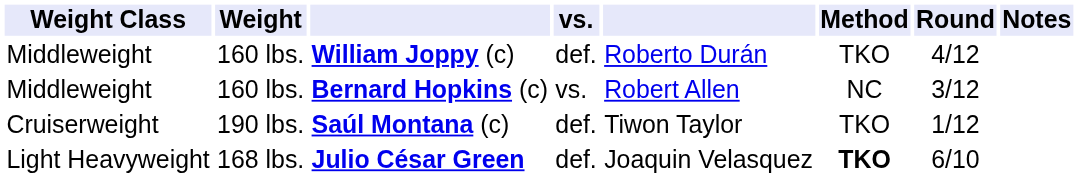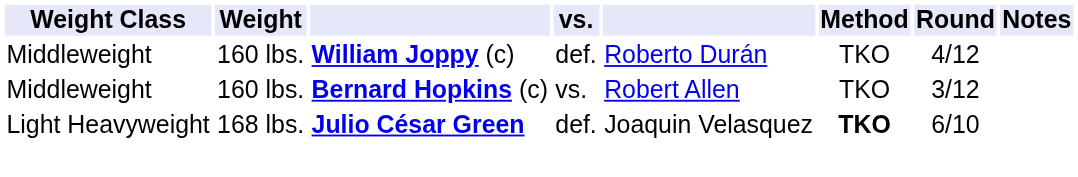(865, 90) NC -> (865, 90) TKO
- row: (410, 125)
